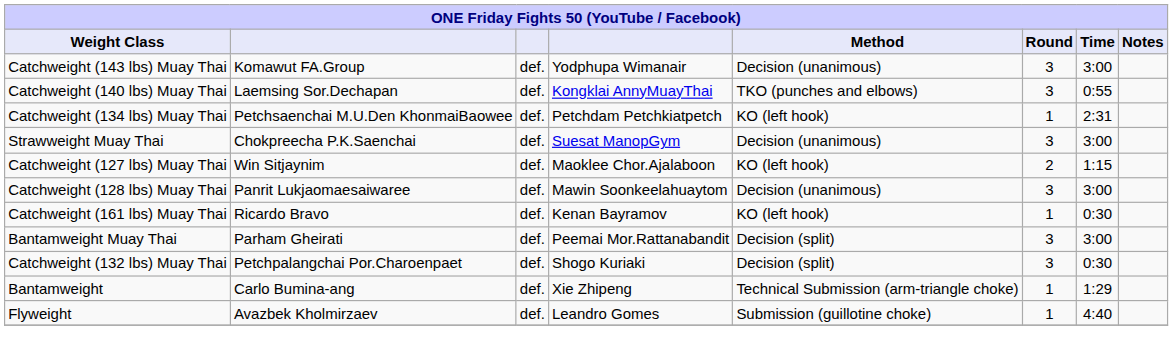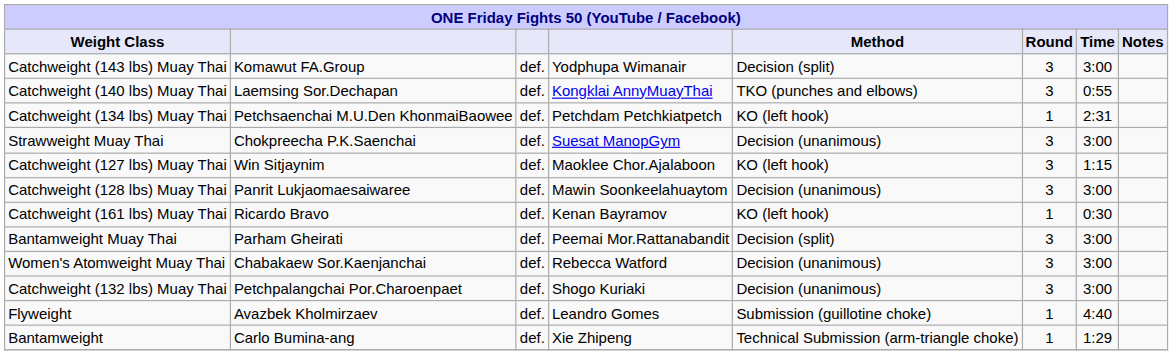(809, 66) Decision (unanimous) -> (785, 66) Decision (split)
(1049, 165) 2 -> (1049, 165) 3
+ row: (117, 264)
(785, 264) Decision (split) -> (809, 288) Decision (unanimous)
(1097, 264) 0:30 -> (1097, 288) 3:00
rows swapped: (56, 288) <-> (40, 313)
